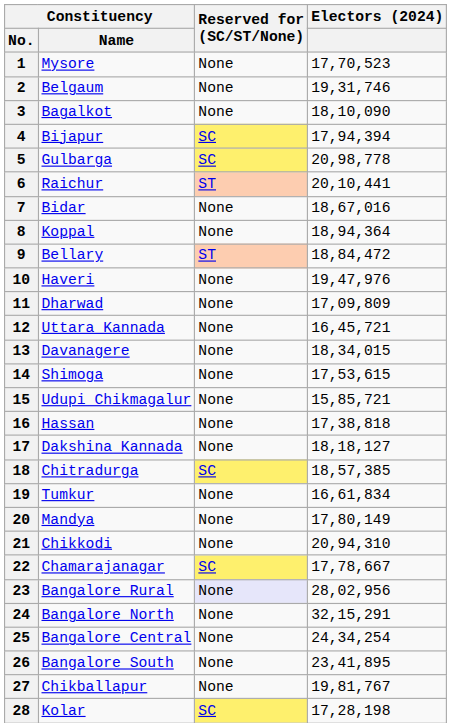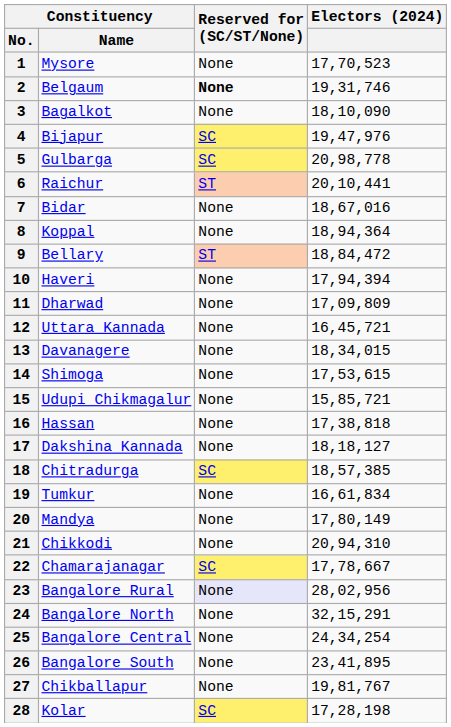(216, 88) normal -> (216, 88) bold
(351, 136) 17,94,394 -> (351, 136) 19,47,976
(351, 280) 19,47,976 -> (351, 280) 17,94,394
